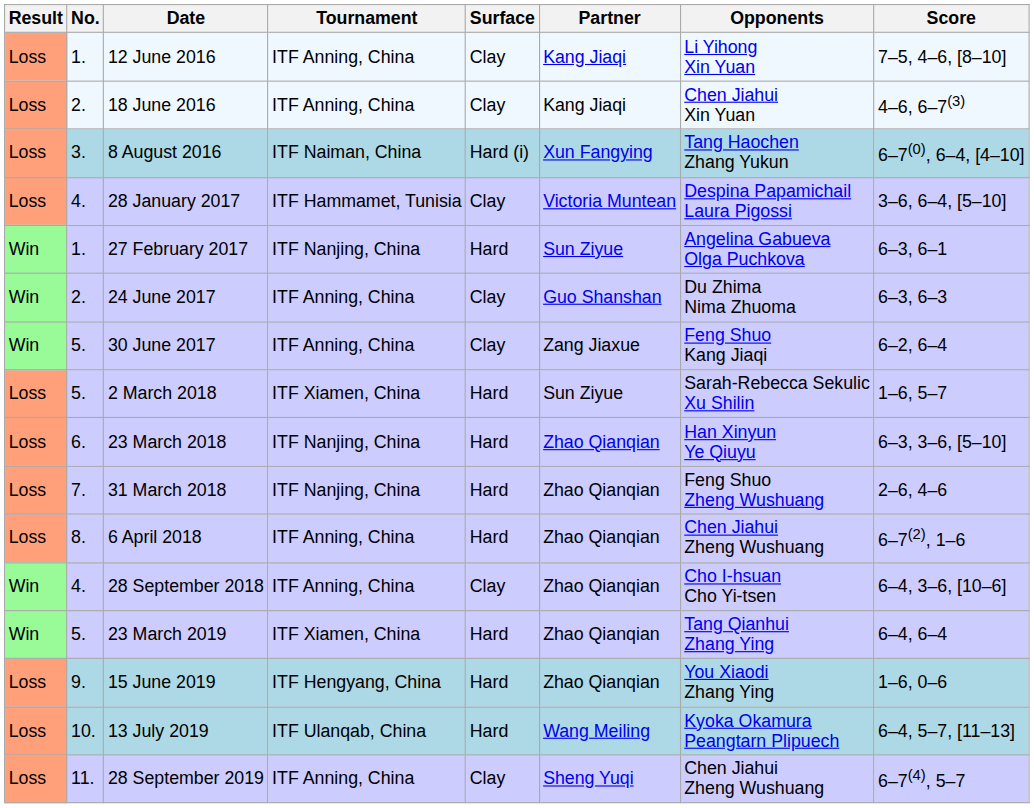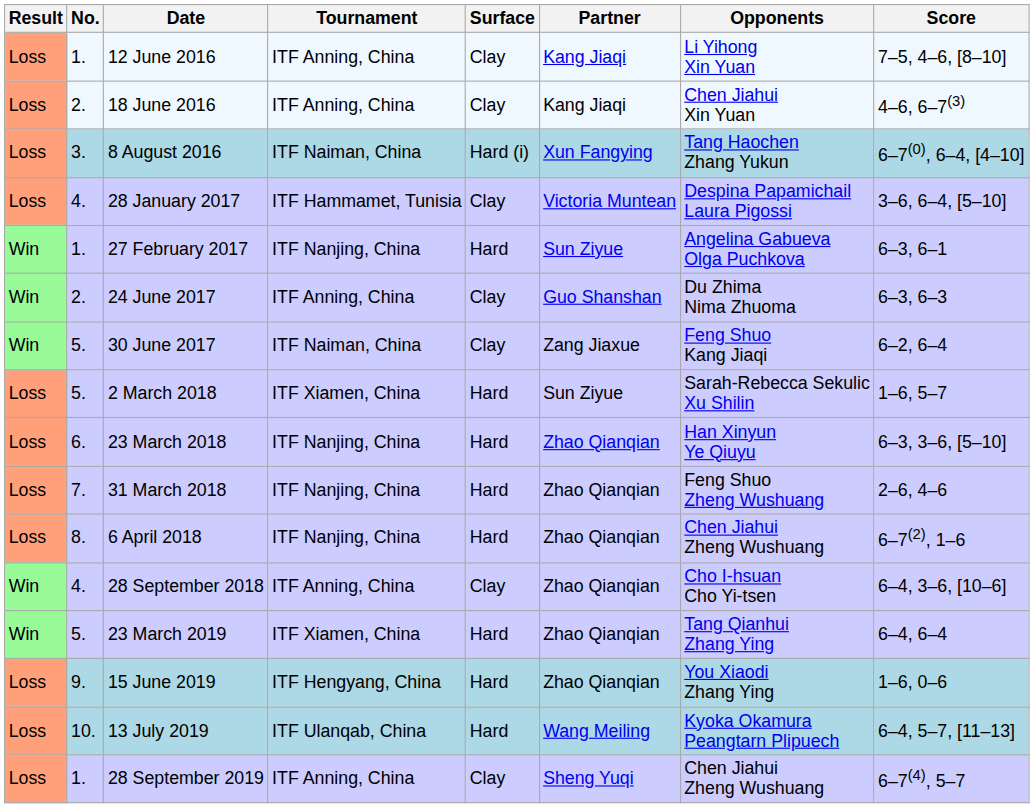(343, 345) ITF Anning, China -> (347, 345) ITF Naiman, China
(343, 538) ITF Anning, China -> (346, 538) ITF Nanjing, China
(83, 778) 11. -> (79, 778) 1.
